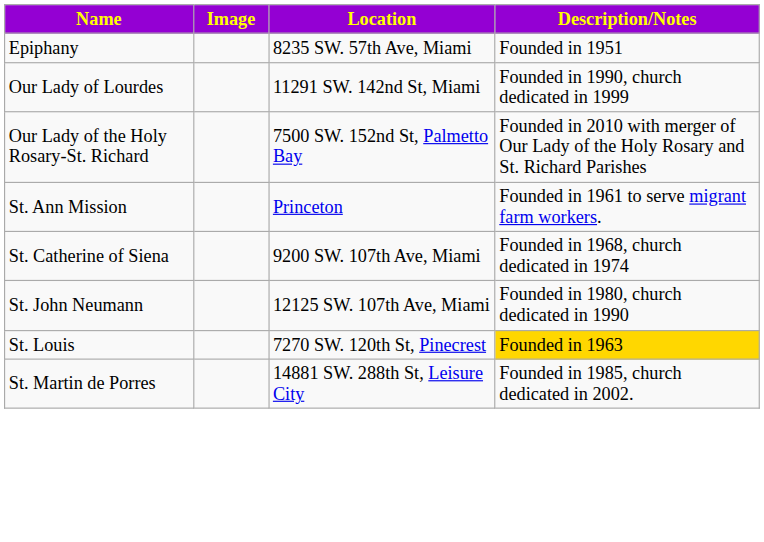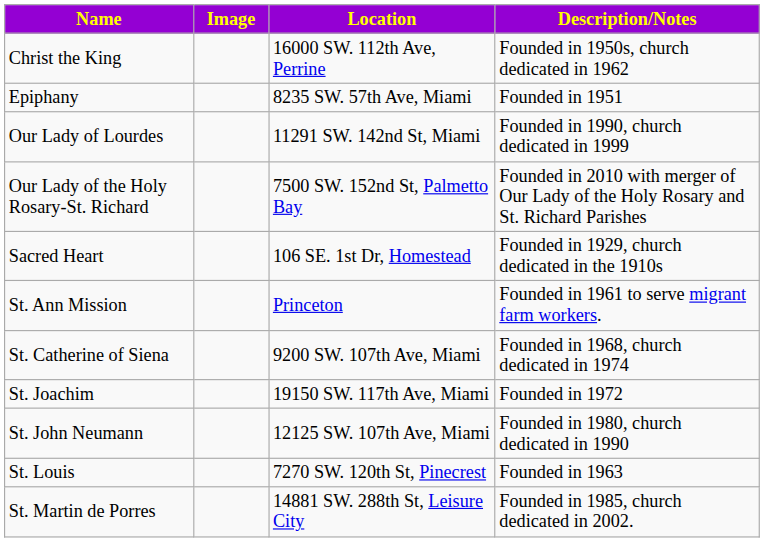+ row: (65, 58)
+ row: (56, 255)
+ row: (51, 394)
(561, 344) gold background -> (561, 472) no background
